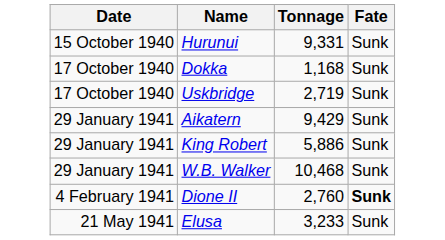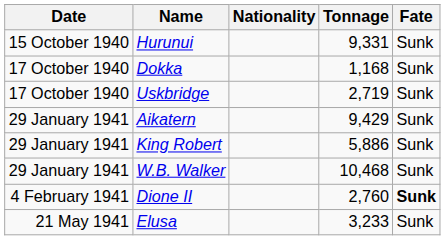+ column: (274, 17)
